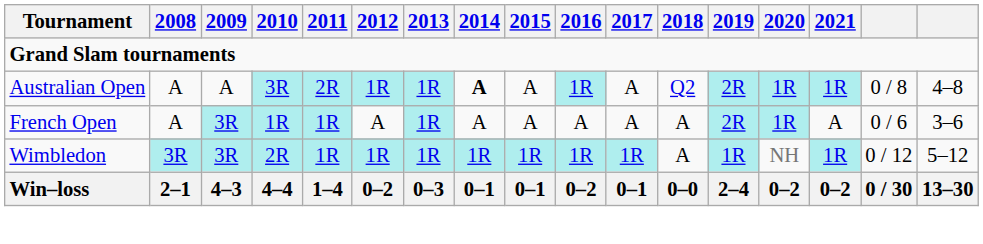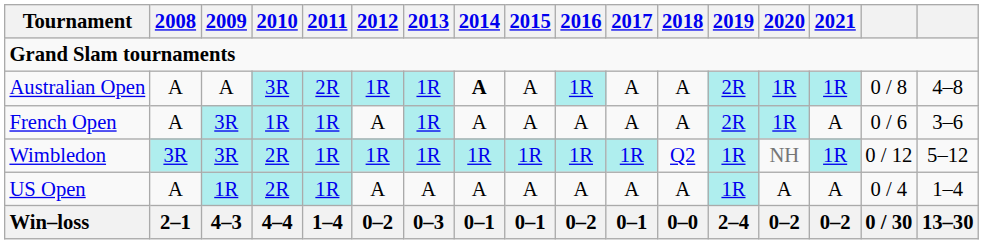(683, 87) Q2 -> (683, 87) A
(683, 154) A -> (683, 154) Q2
+ row: (48, 188)
